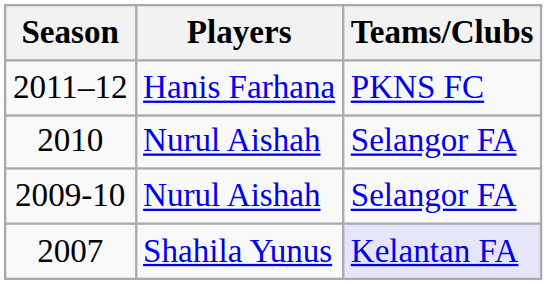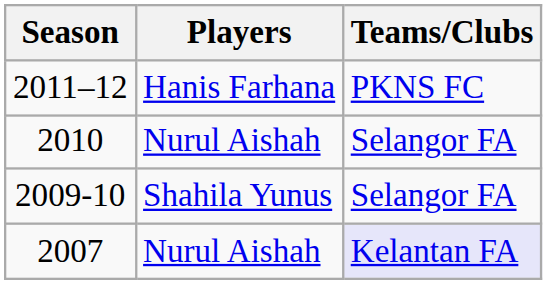(232, 196) Nurul Aishah -> (238, 196) Shahila Yunus
(238, 250) Shahila Yunus -> (232, 250) Nurul Aishah
